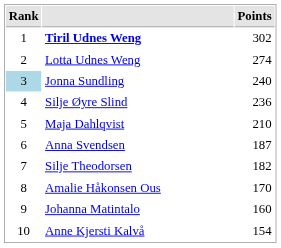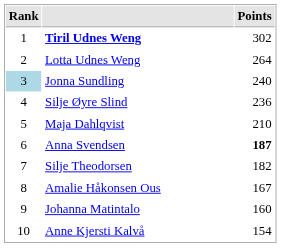(262, 59) 274 -> (262, 59) 264
(262, 145) normal -> (262, 145) bold
(262, 188) 170 -> (262, 188) 167
